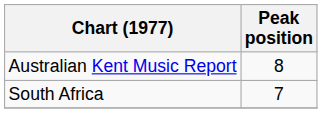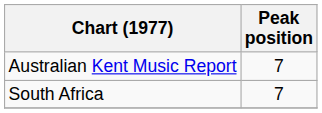(279, 66) 8 -> (279, 66) 7
